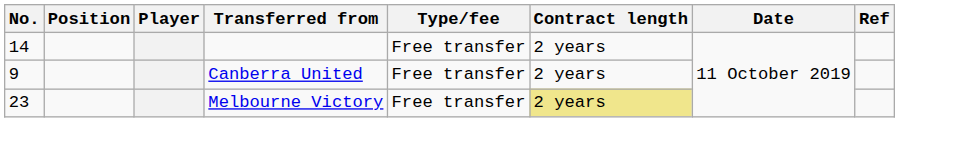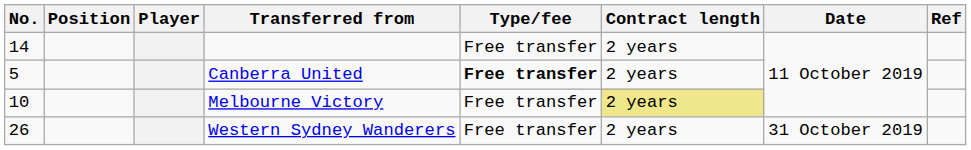(14, 75) 9 -> (14, 75) 5
(459, 75) normal -> (531, 75) bold
(19, 103) 23 -> (19, 103) 10
+ row: (332, 131)
